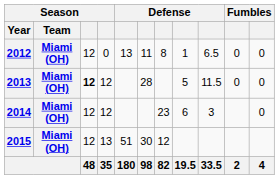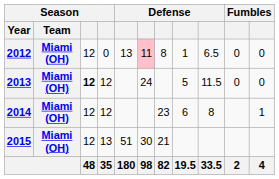(146, 53) no background -> (146, 53) pink background
(146, 83) 28 -> (146, 83) 24
(211, 112) 3 -> (211, 112) 8
(262, 112) 0 -> (262, 112) 1
(163, 142) 12 -> (163, 142) 21
